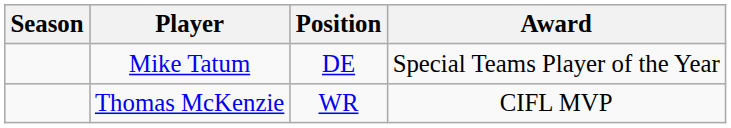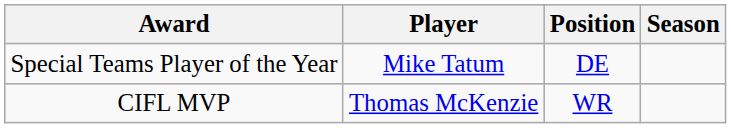columns swapped: (47, 24) <-> (556, 24)
